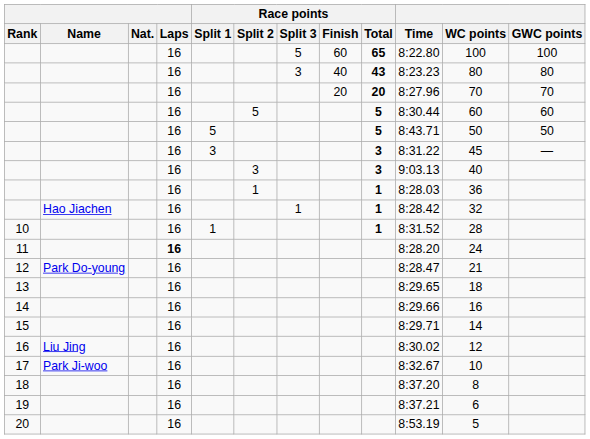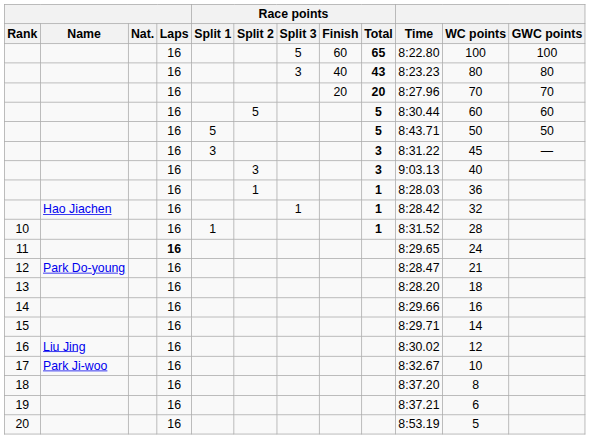(419, 248) 8:28.20 -> (419, 248) 8:29.65
(419, 287) 8:29.65 -> (419, 287) 8:28.20
